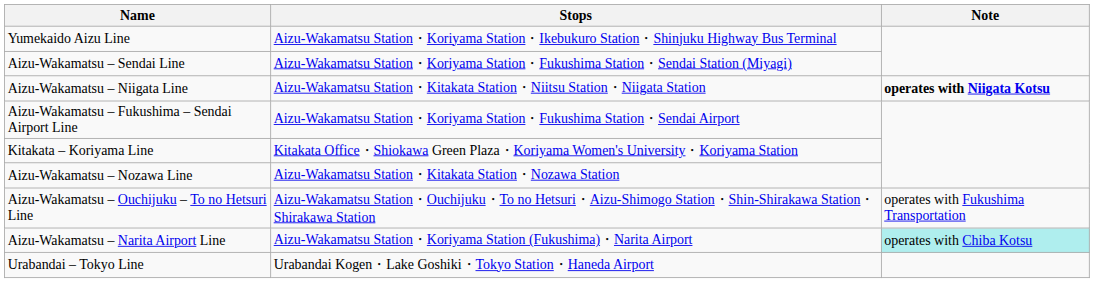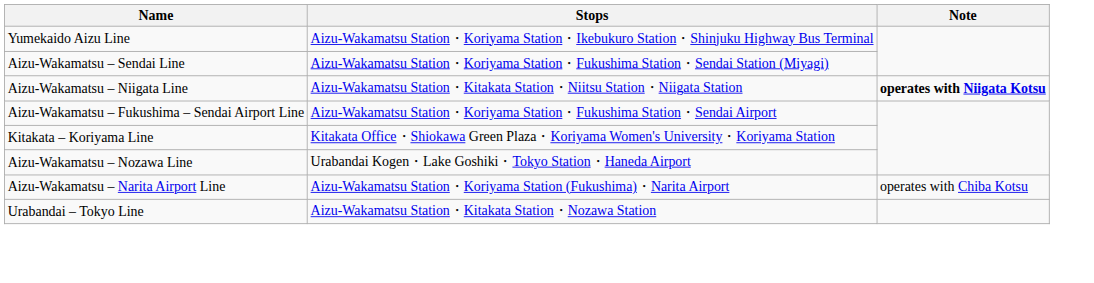(447, 174) Aizu-Wakamatsu Station・Kitakata Station・Nozawa Station -> (501, 161) Urabandai Kogen・Lake Goshiki・Tokyo Station・Haneda Airport
- row: (137, 207)
(958, 240) paleturquoise background -> (954, 187) no background
(464, 264) Urabandai Kogen・Lake Goshiki・Tokyo Station・Haneda Airport -> (483, 211) Aizu-Wakamatsu Station・Kitakata Station・Nozawa Station
